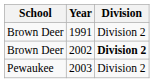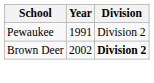(35, 31) Brown Deer -> (30, 31) Pewaukee
- row: (80, 68)
